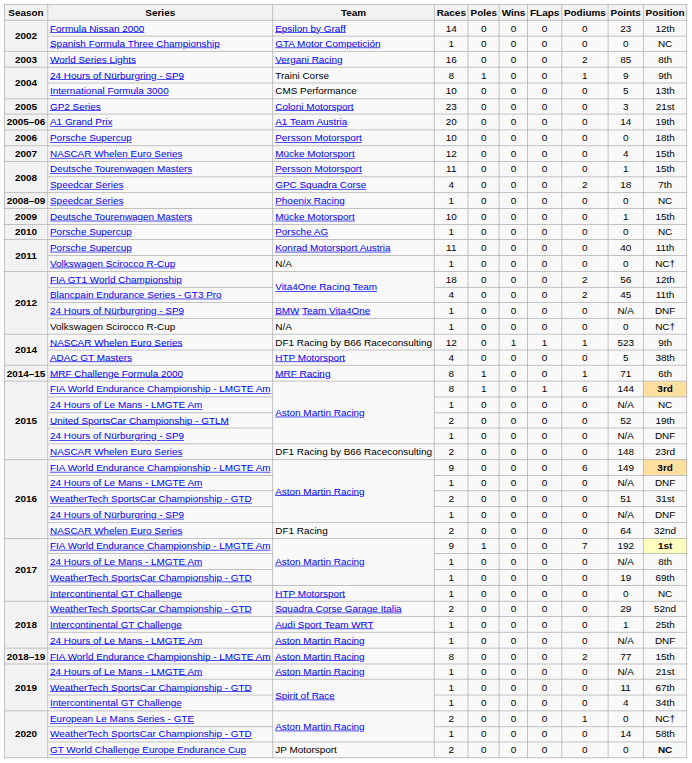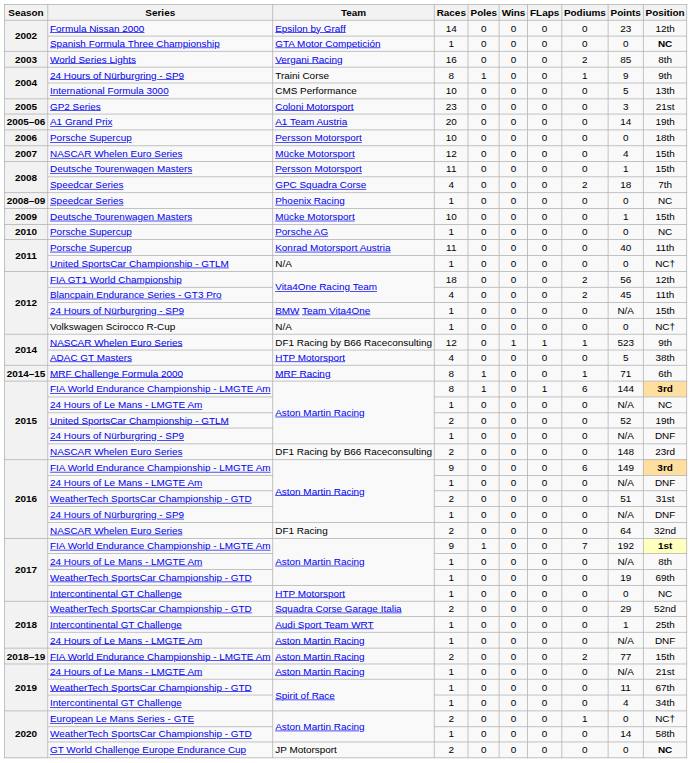(665, 44) normal -> (665, 44) bold
(113, 264) Volkswagen Scirocco R-Cup -> (139, 264) United SportsCar Championship - GTLM
(665, 311) DNF -> (665, 311) 15th
(451, 656) 8 -> (451, 656) 2
